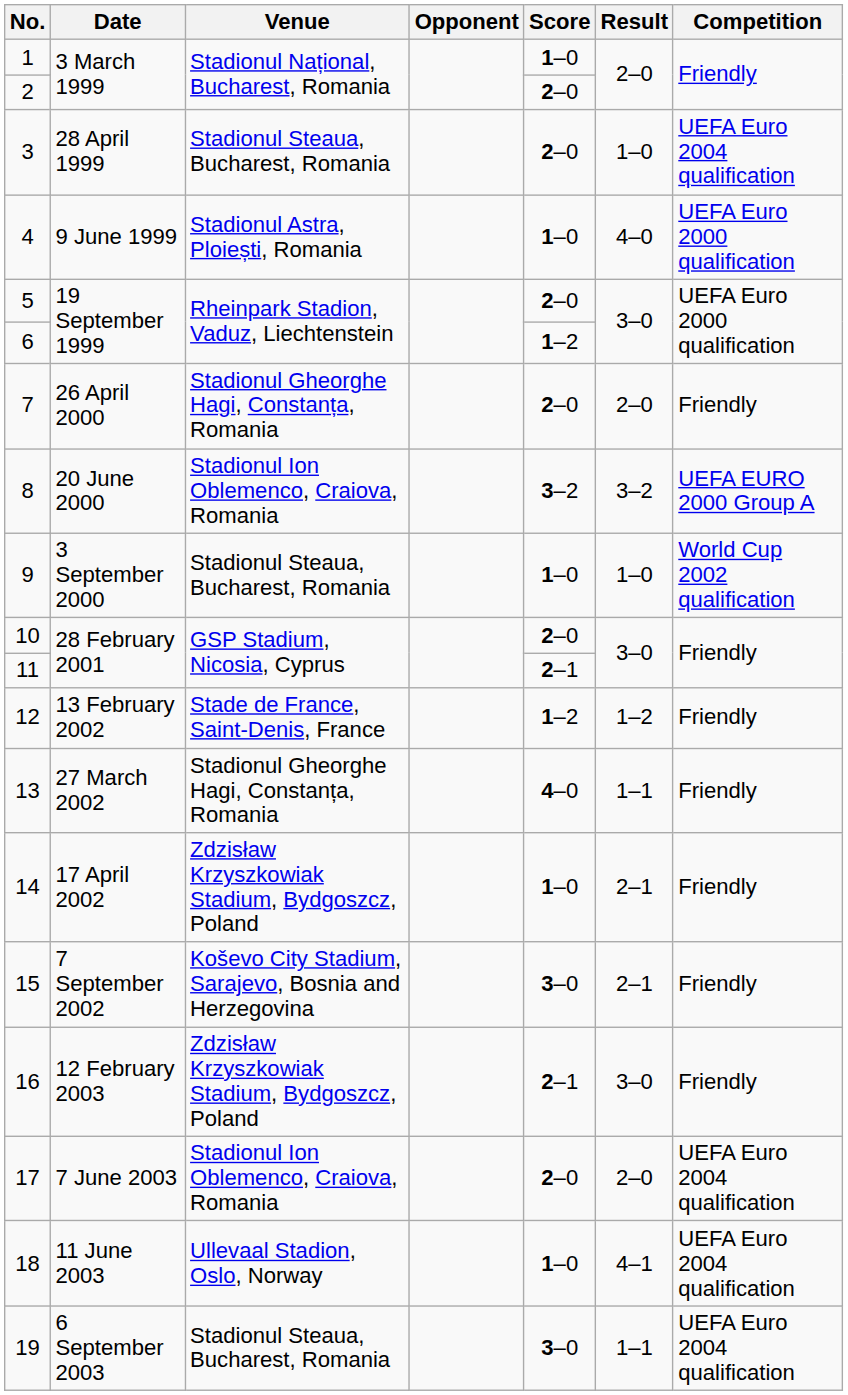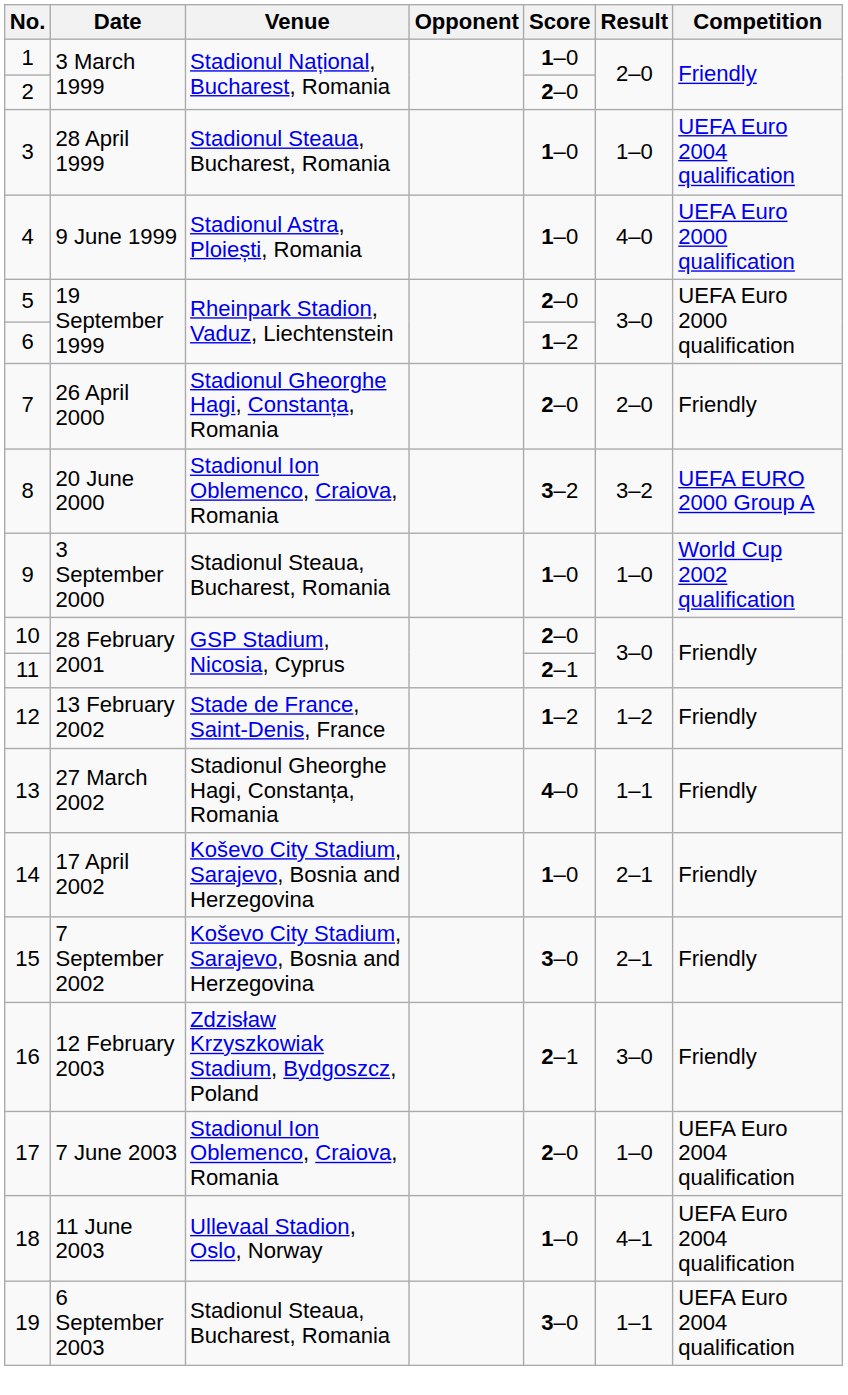(560, 151) 2–0 -> (560, 151) 1–0
(293, 887) Zdzisław Krzyszkowiak Stadium, Bydgoszcz, Poland -> (296, 874) Koševo City Stadium, Sarajevo, Bosnia and Herzegovina
(634, 1178) 2–0 -> (634, 1153) 1–0
